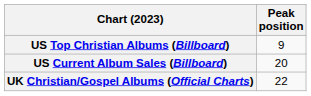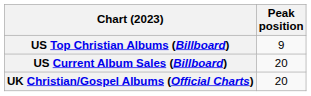(281, 81) 22 -> (281, 81) 20
